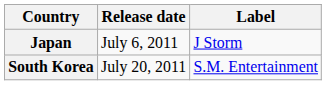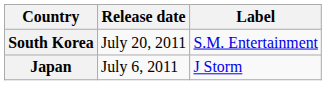rows swapped: (51, 42) <-> (51, 67)
